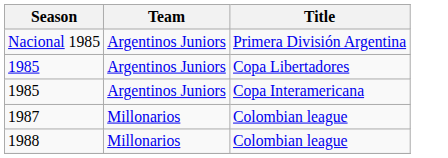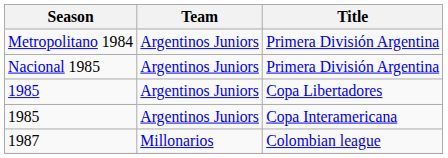+ row: (71, 41)
- row: (24, 141)
